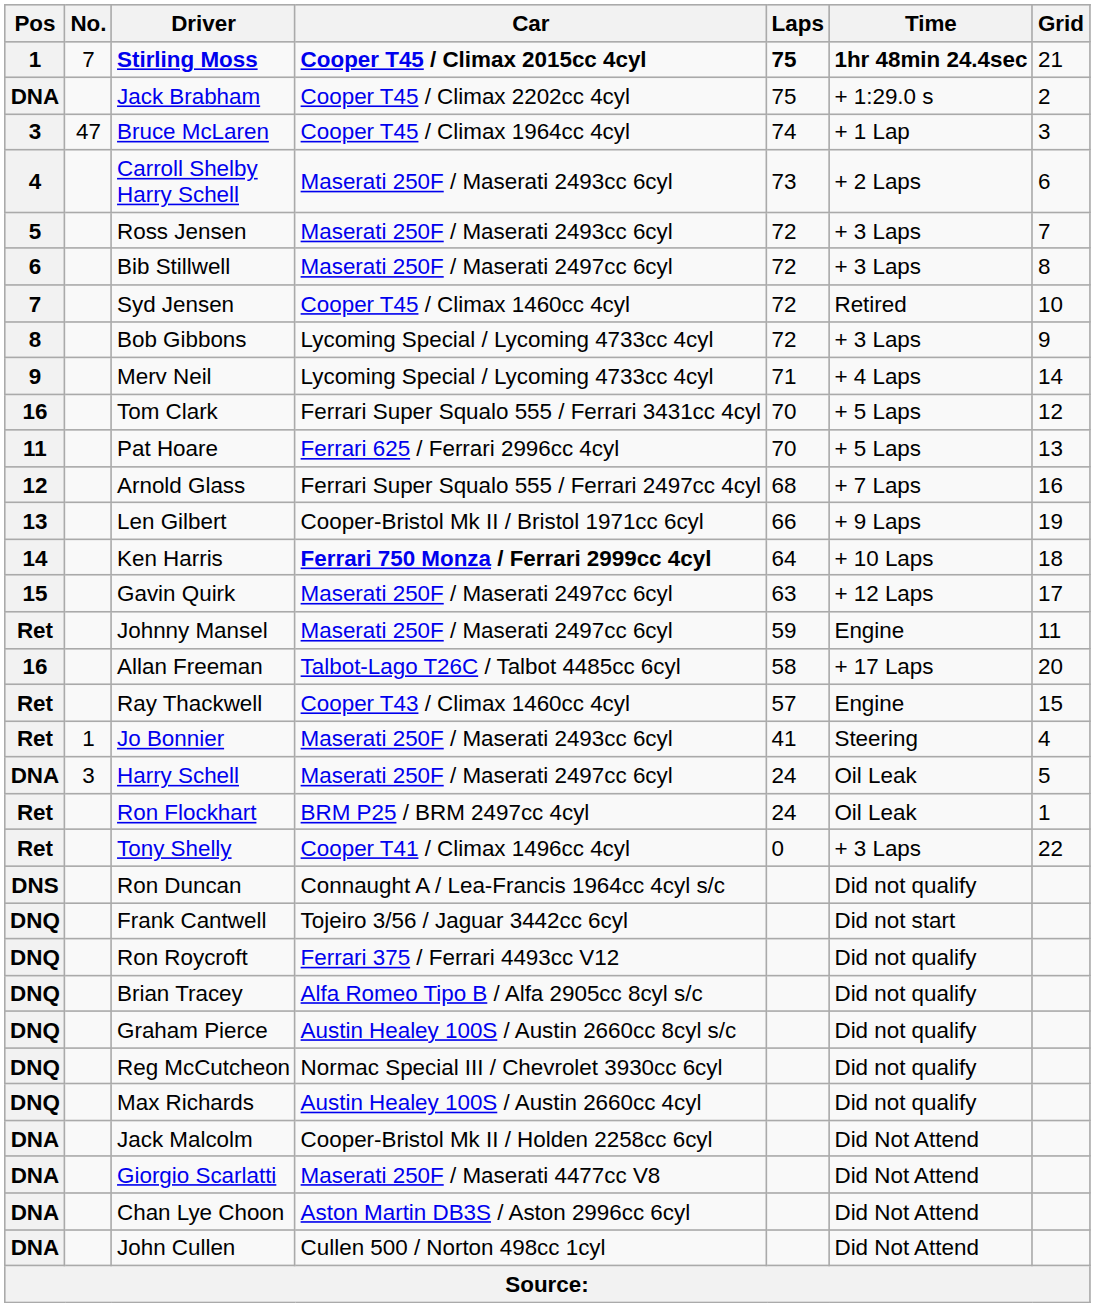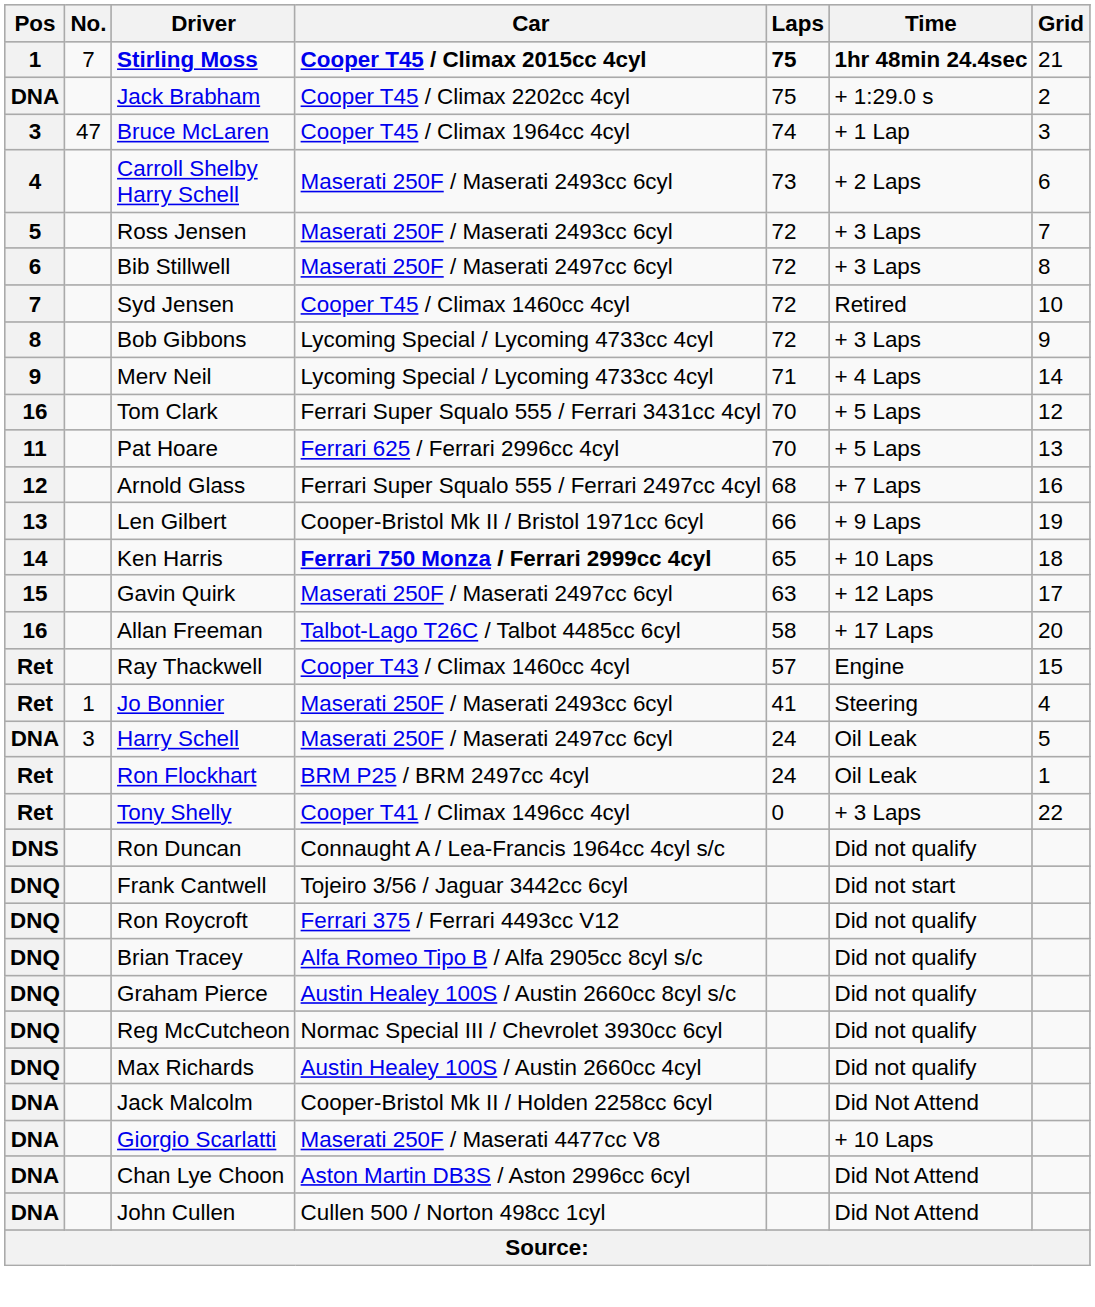(784, 557) 64 -> (784, 557) 65
- row: (192, 630)
(907, 1175) Did Not Attend -> (884, 1138) + 10 Laps
